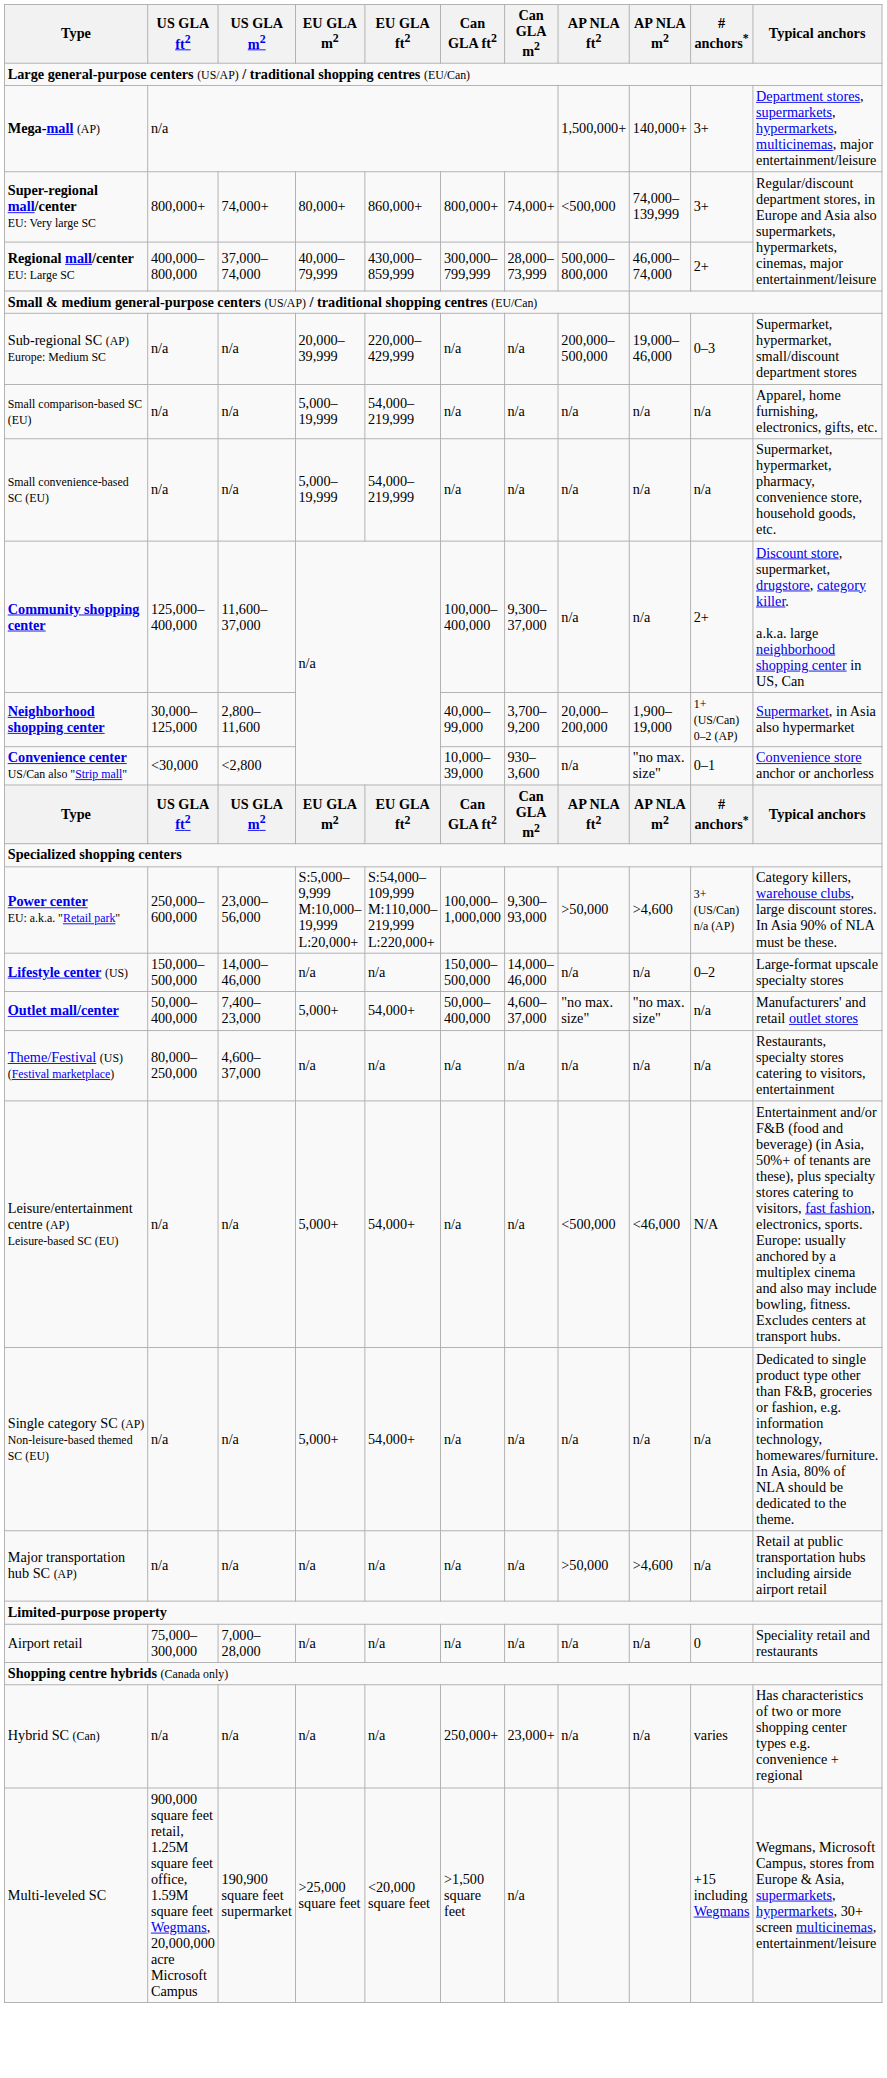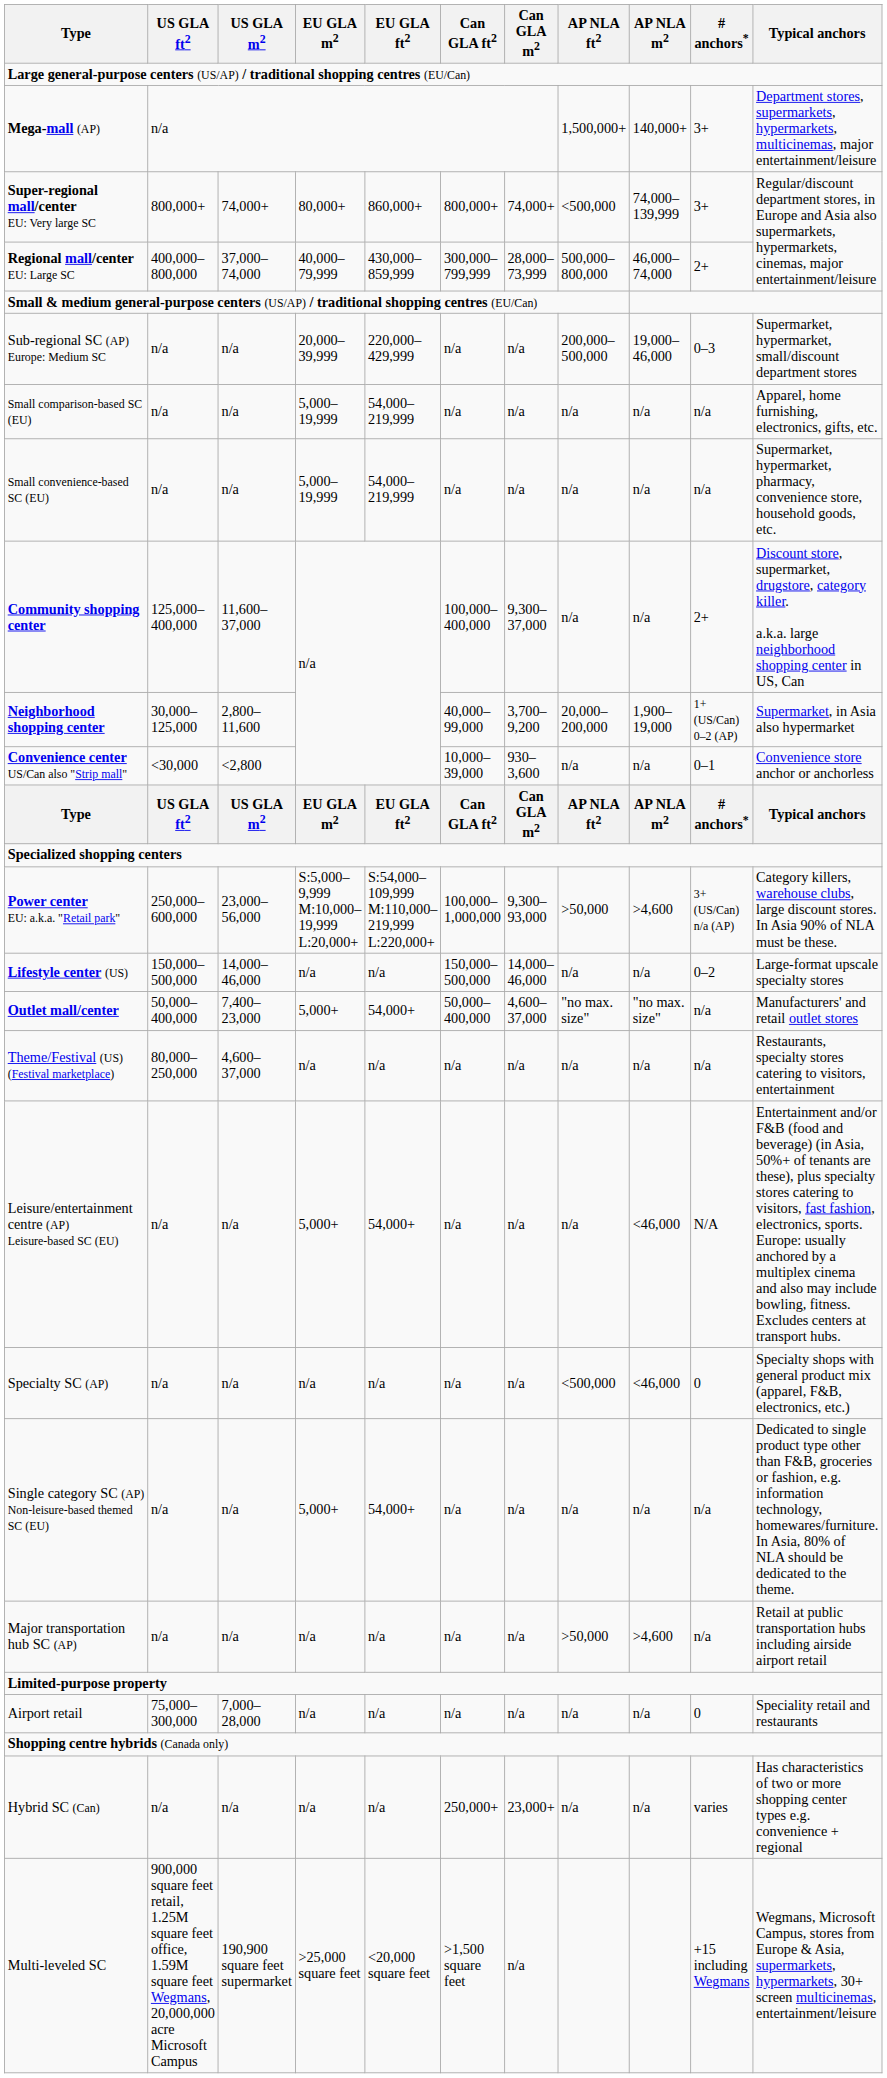(659, 766) "no max. size" -> (642, 766) n/a
(588, 1224) <500,000 -> (570, 1224) n/a
+ row: (58, 1383)
